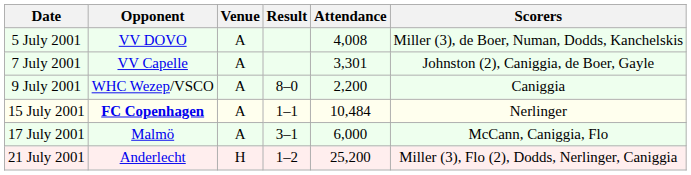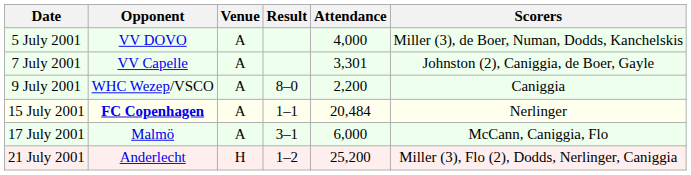(350, 39) 4,008 -> (350, 39) 4,000
(350, 110) 10,484 -> (350, 110) 20,484
